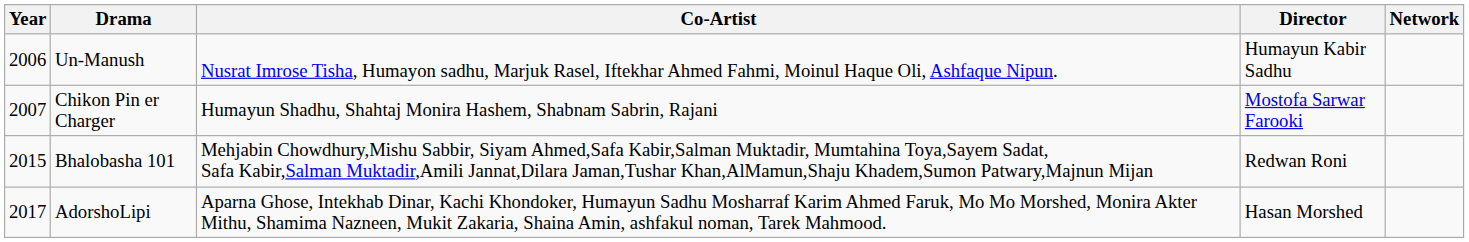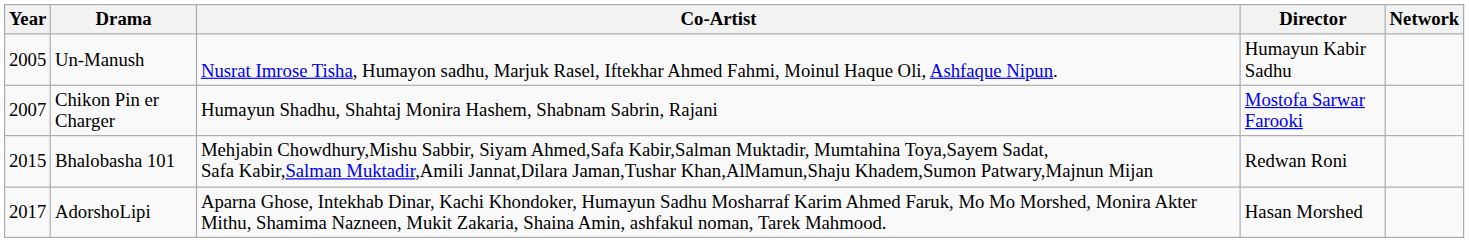(28, 59) 2006 -> (28, 59) 2005
